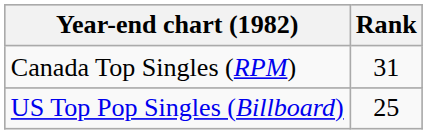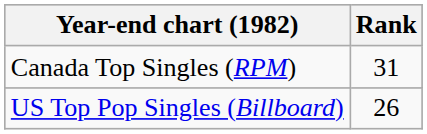(386, 107) 25 -> (386, 107) 26
